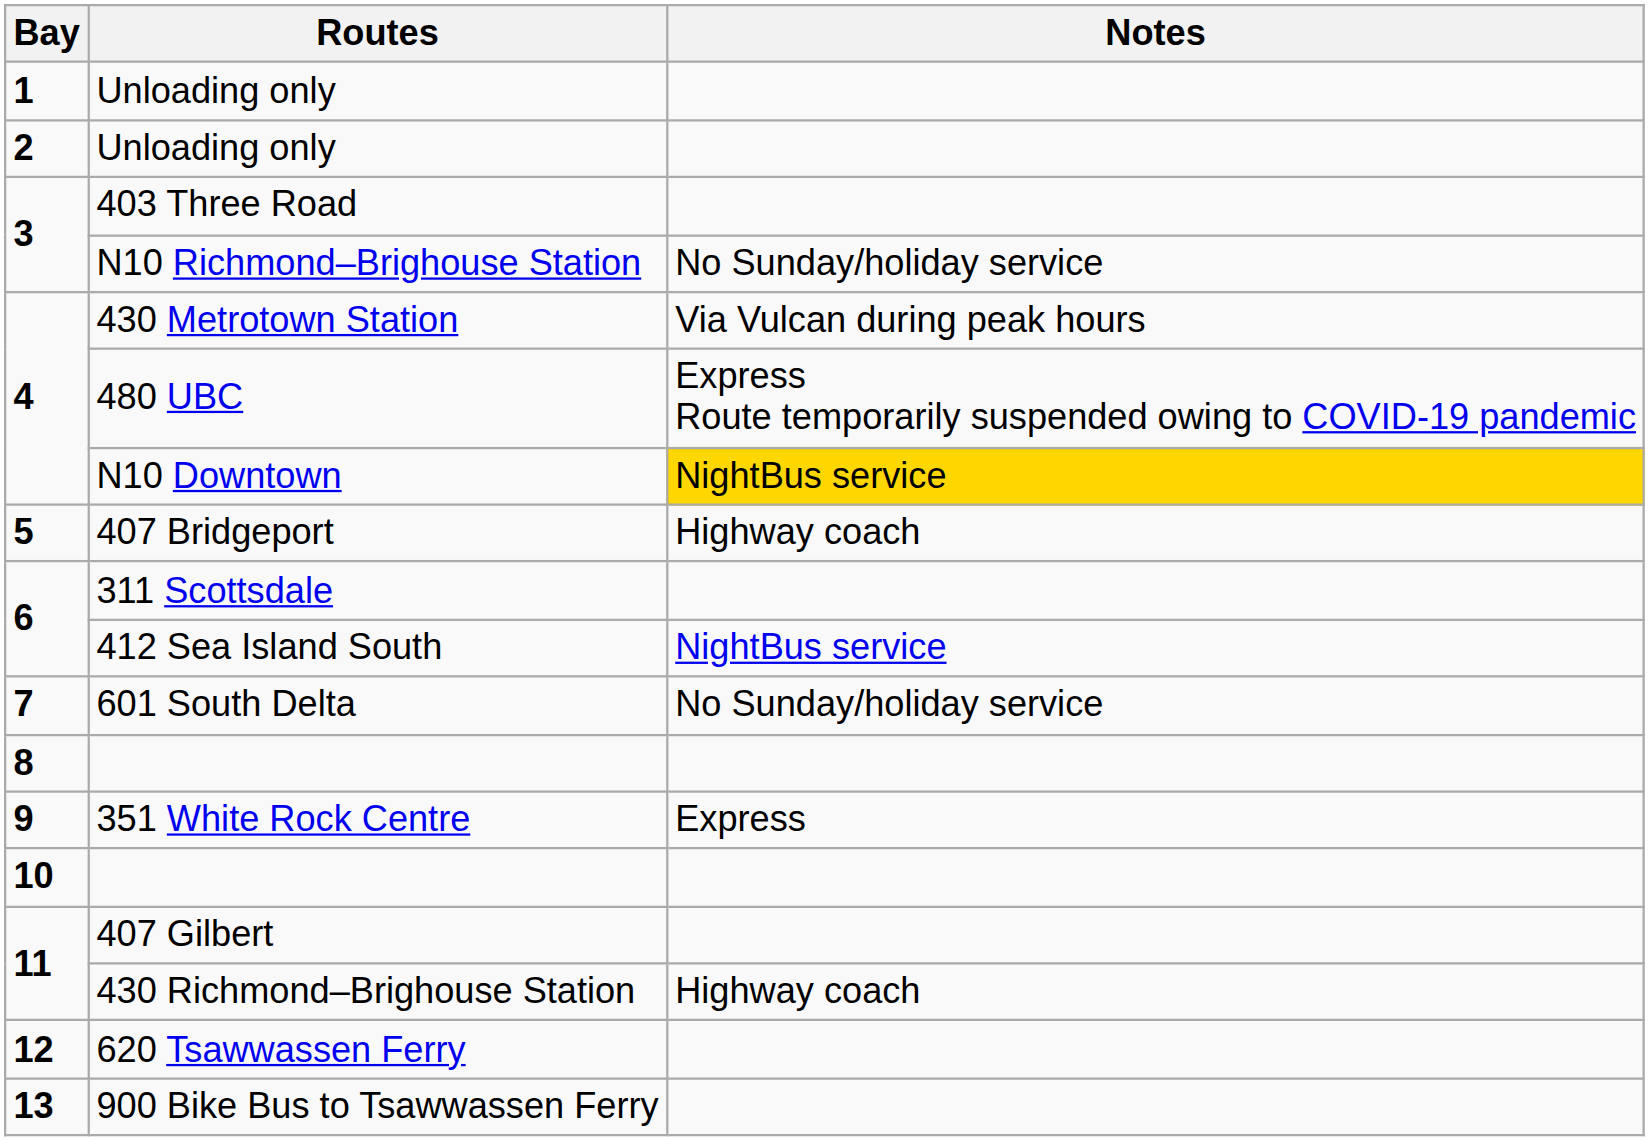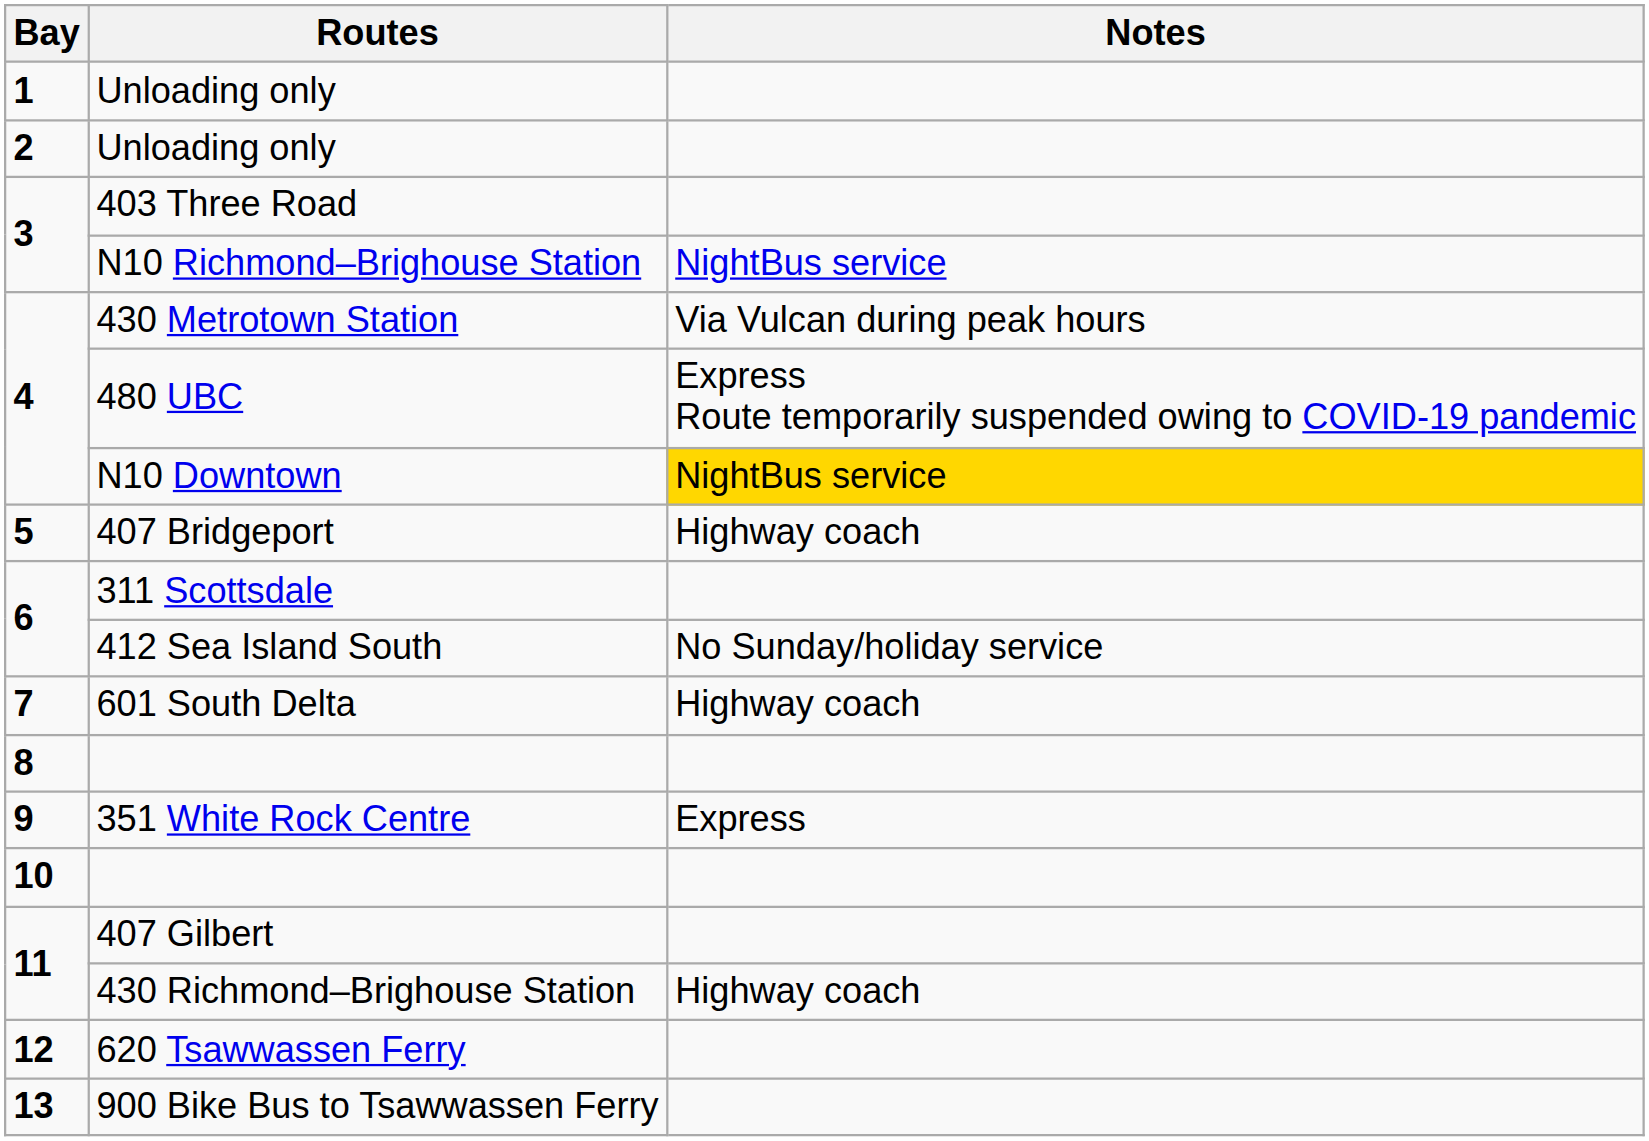(889, 262) No Sunday/holiday service -> (811, 262) NightBus service
(811, 647) NightBus service -> (889, 647) No Sunday/holiday service
(889, 704) No Sunday/holiday service -> (798, 704) Highway coach
